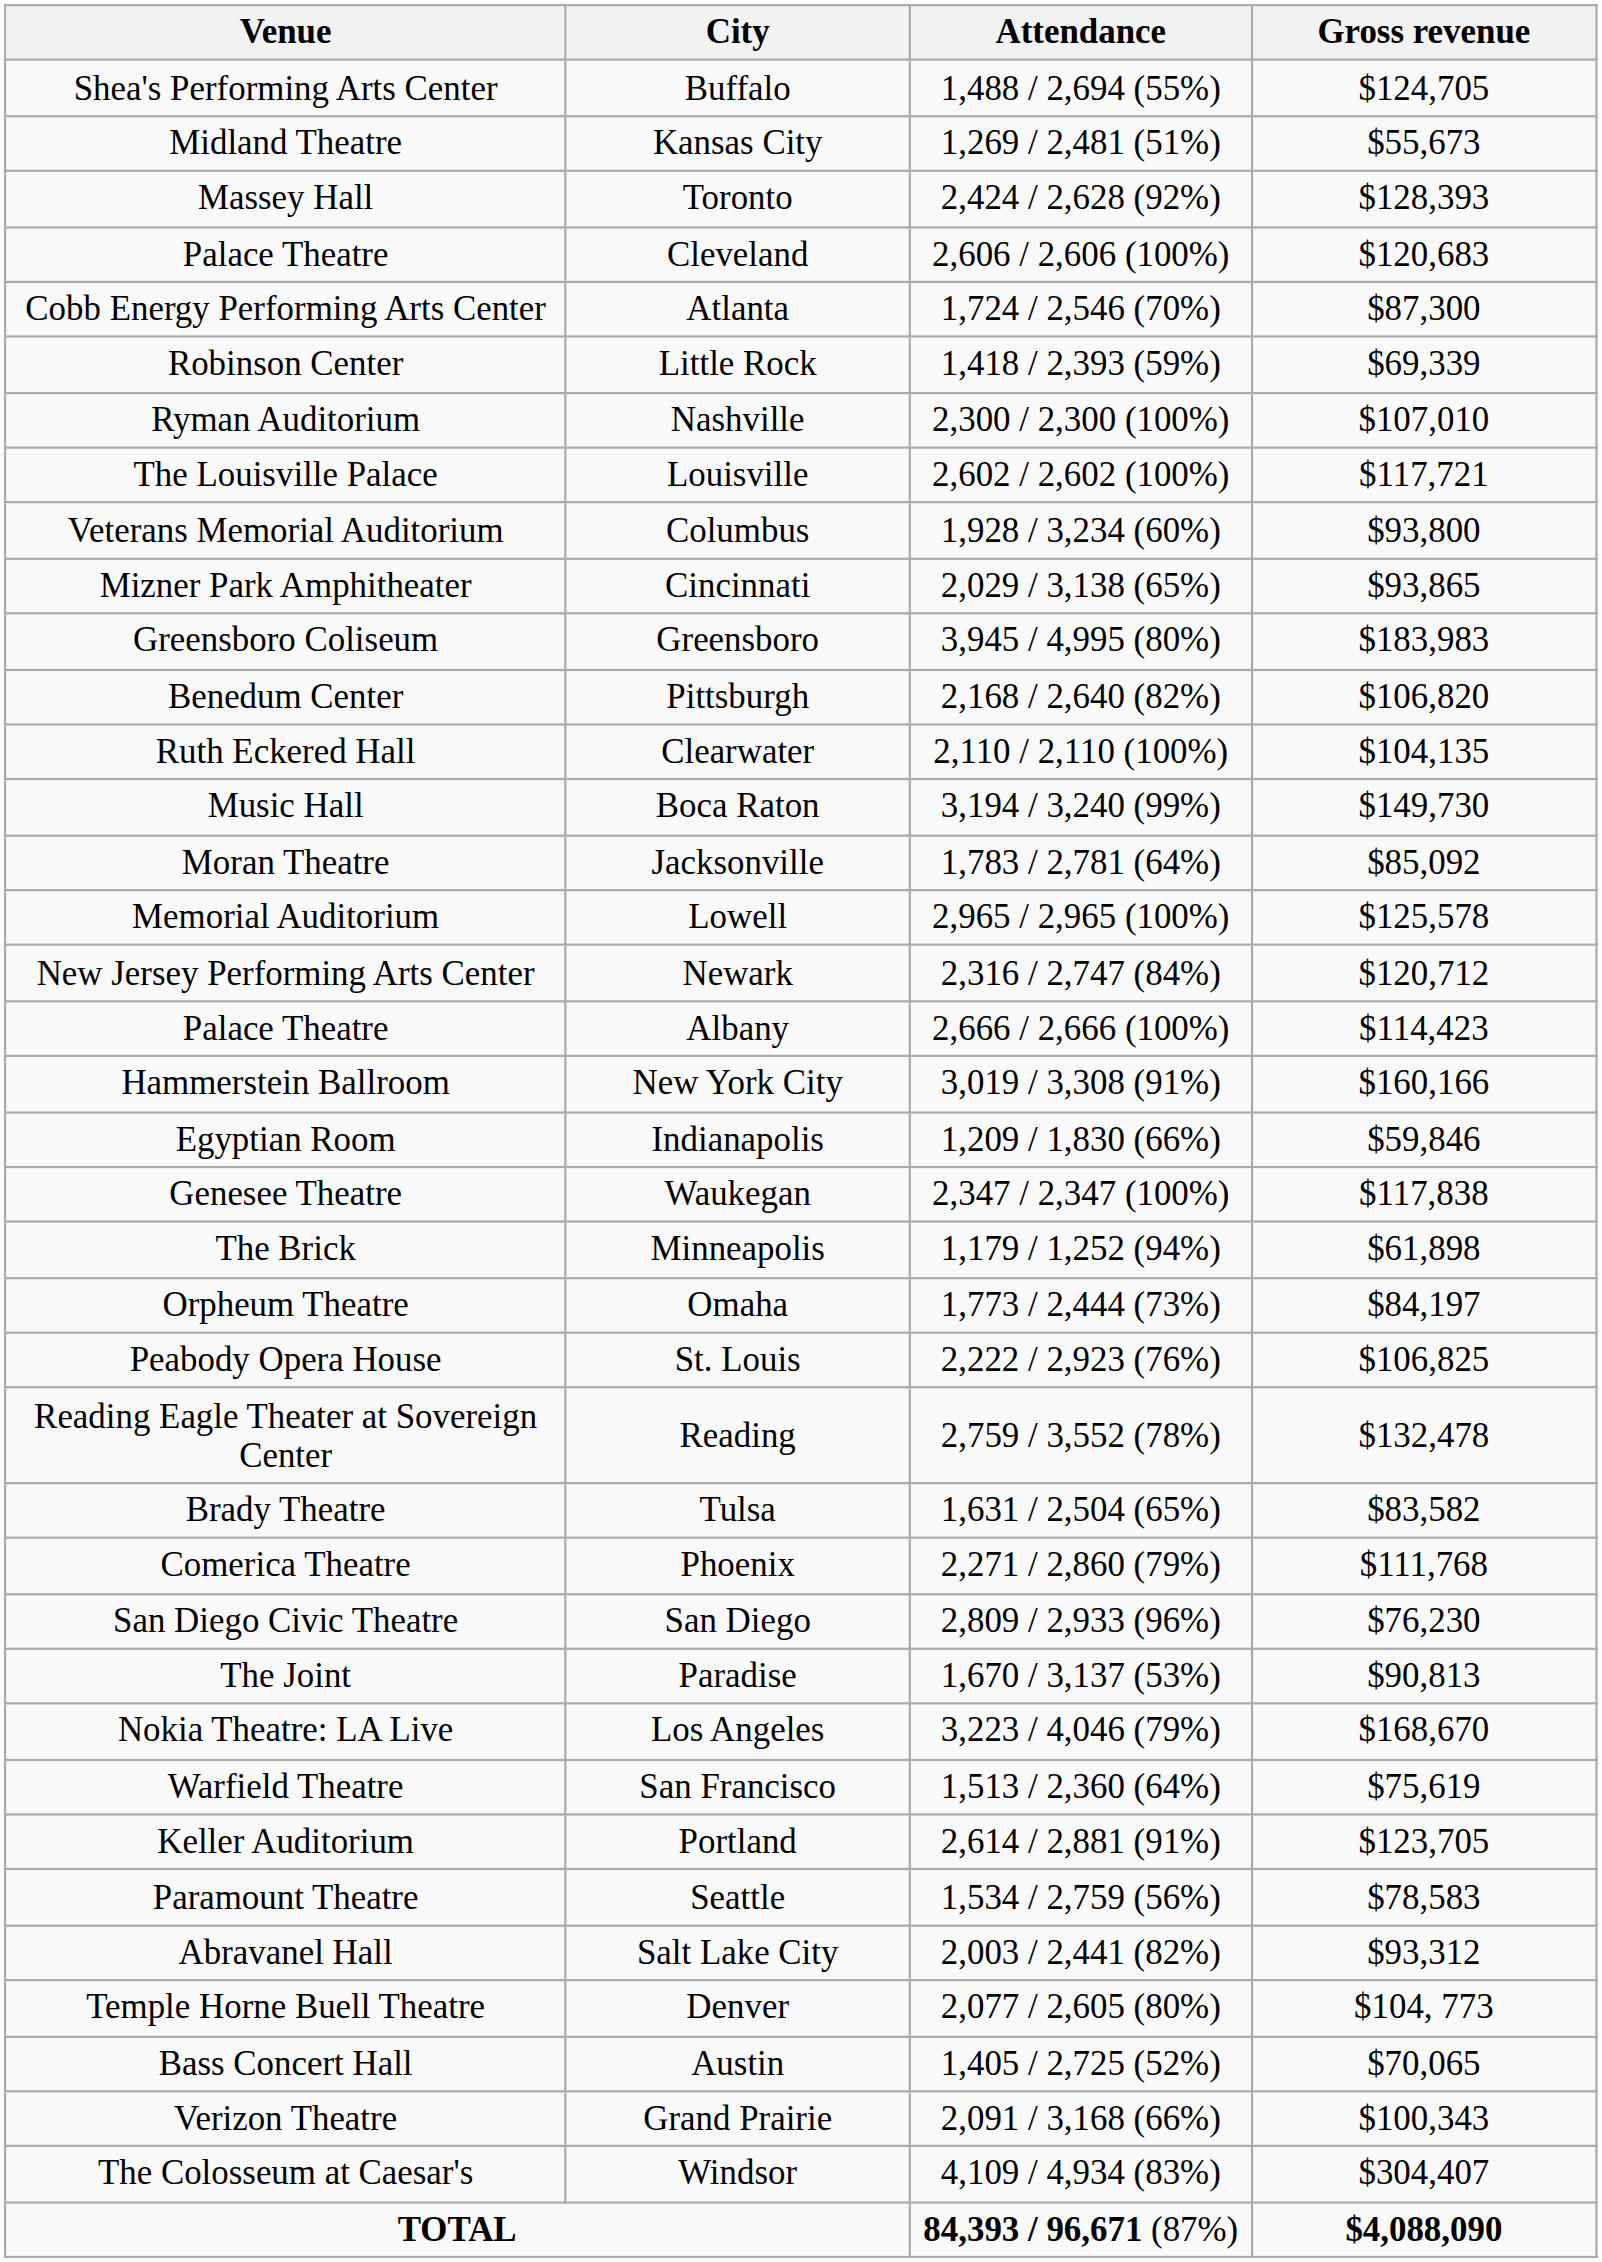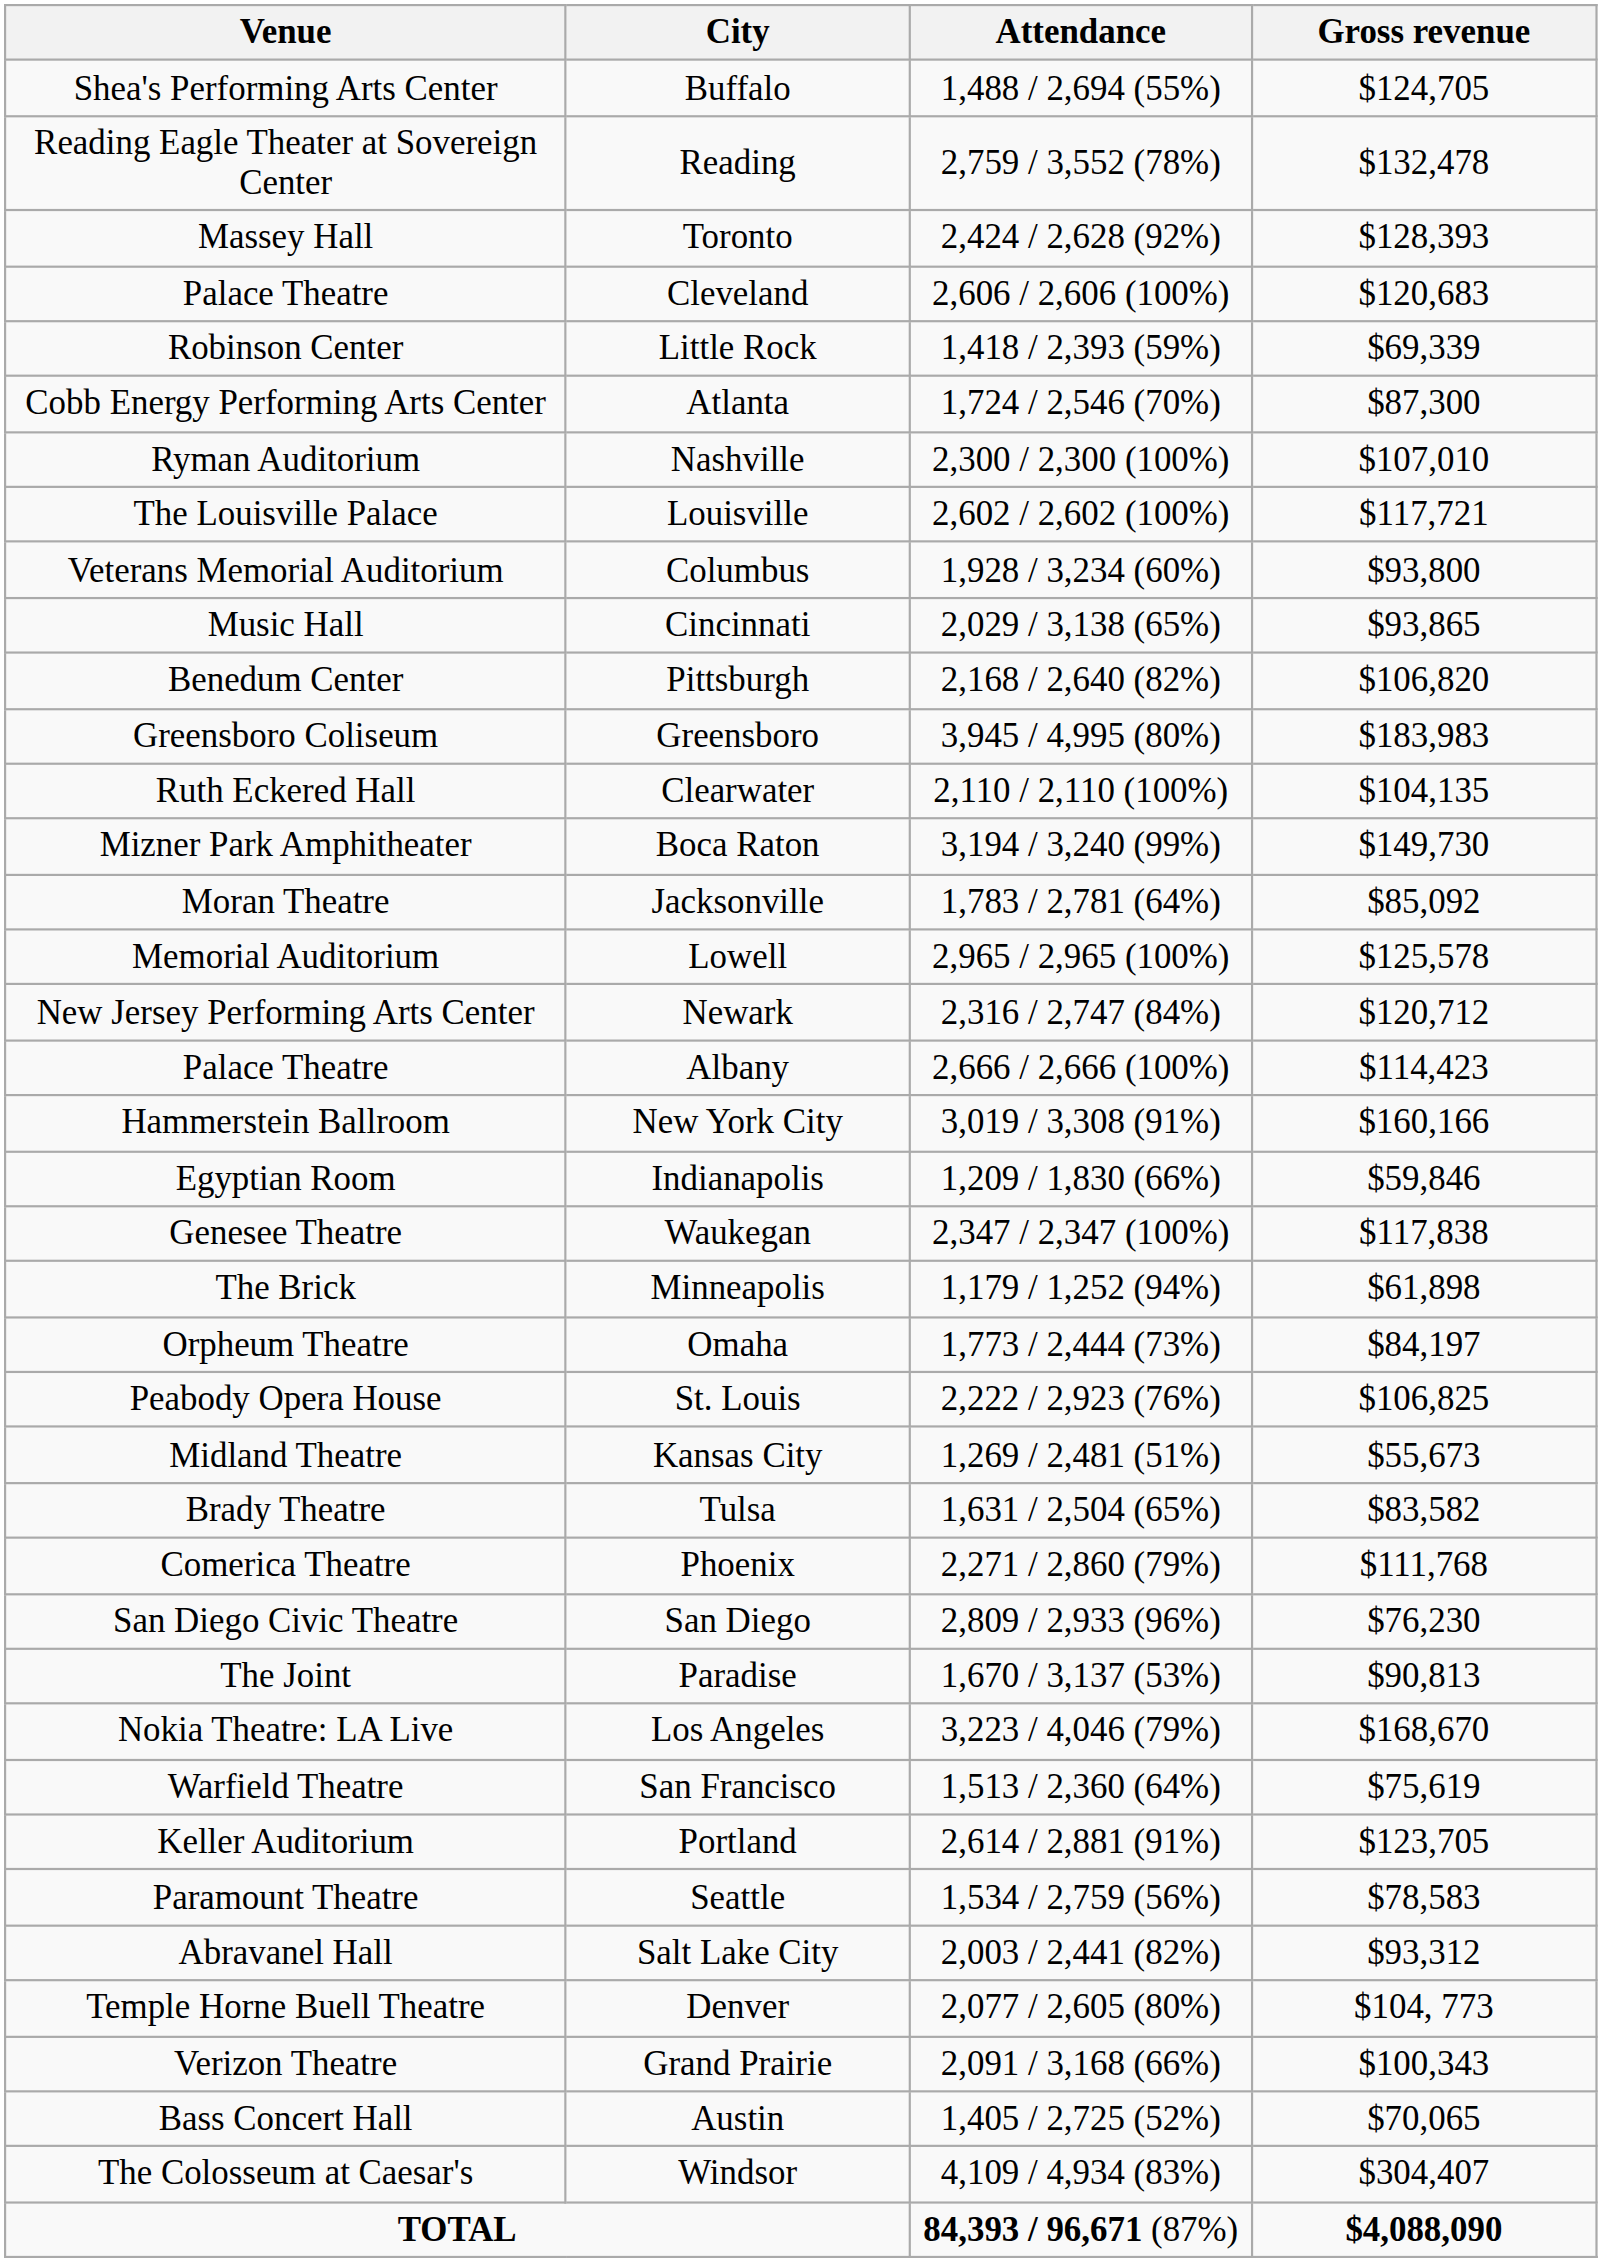rows swapped: (738, 1434) <-> (738, 142)
rows swapped: (738, 308) <-> (738, 364)
(286, 585) Mizner Park Amphitheater -> (286, 624) Music Hall
rows swapped: (738, 695) <-> (738, 640)
(286, 806) Music Hall -> (286, 845) Mizner Park Amphitheater
rows swapped: (738, 2118) <-> (738, 2062)
